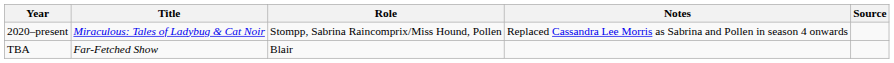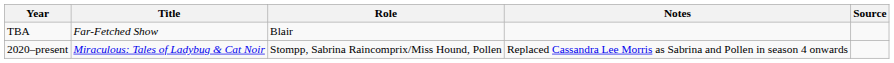rows swapped: (18, 49) <-> (38, 31)
